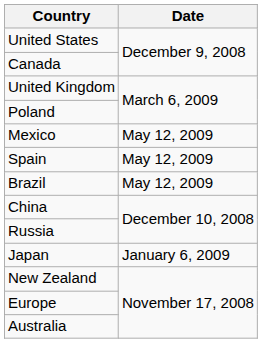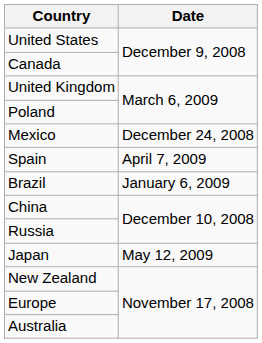(167, 135) May 12, 2009 -> (188, 135) December 24, 2008
(167, 159) May 12, 2009 -> (164, 159) April 7, 2009
(167, 183) May 12, 2009 -> (176, 183) January 6, 2009
(176, 254) January 6, 2009 -> (167, 254) May 12, 2009
